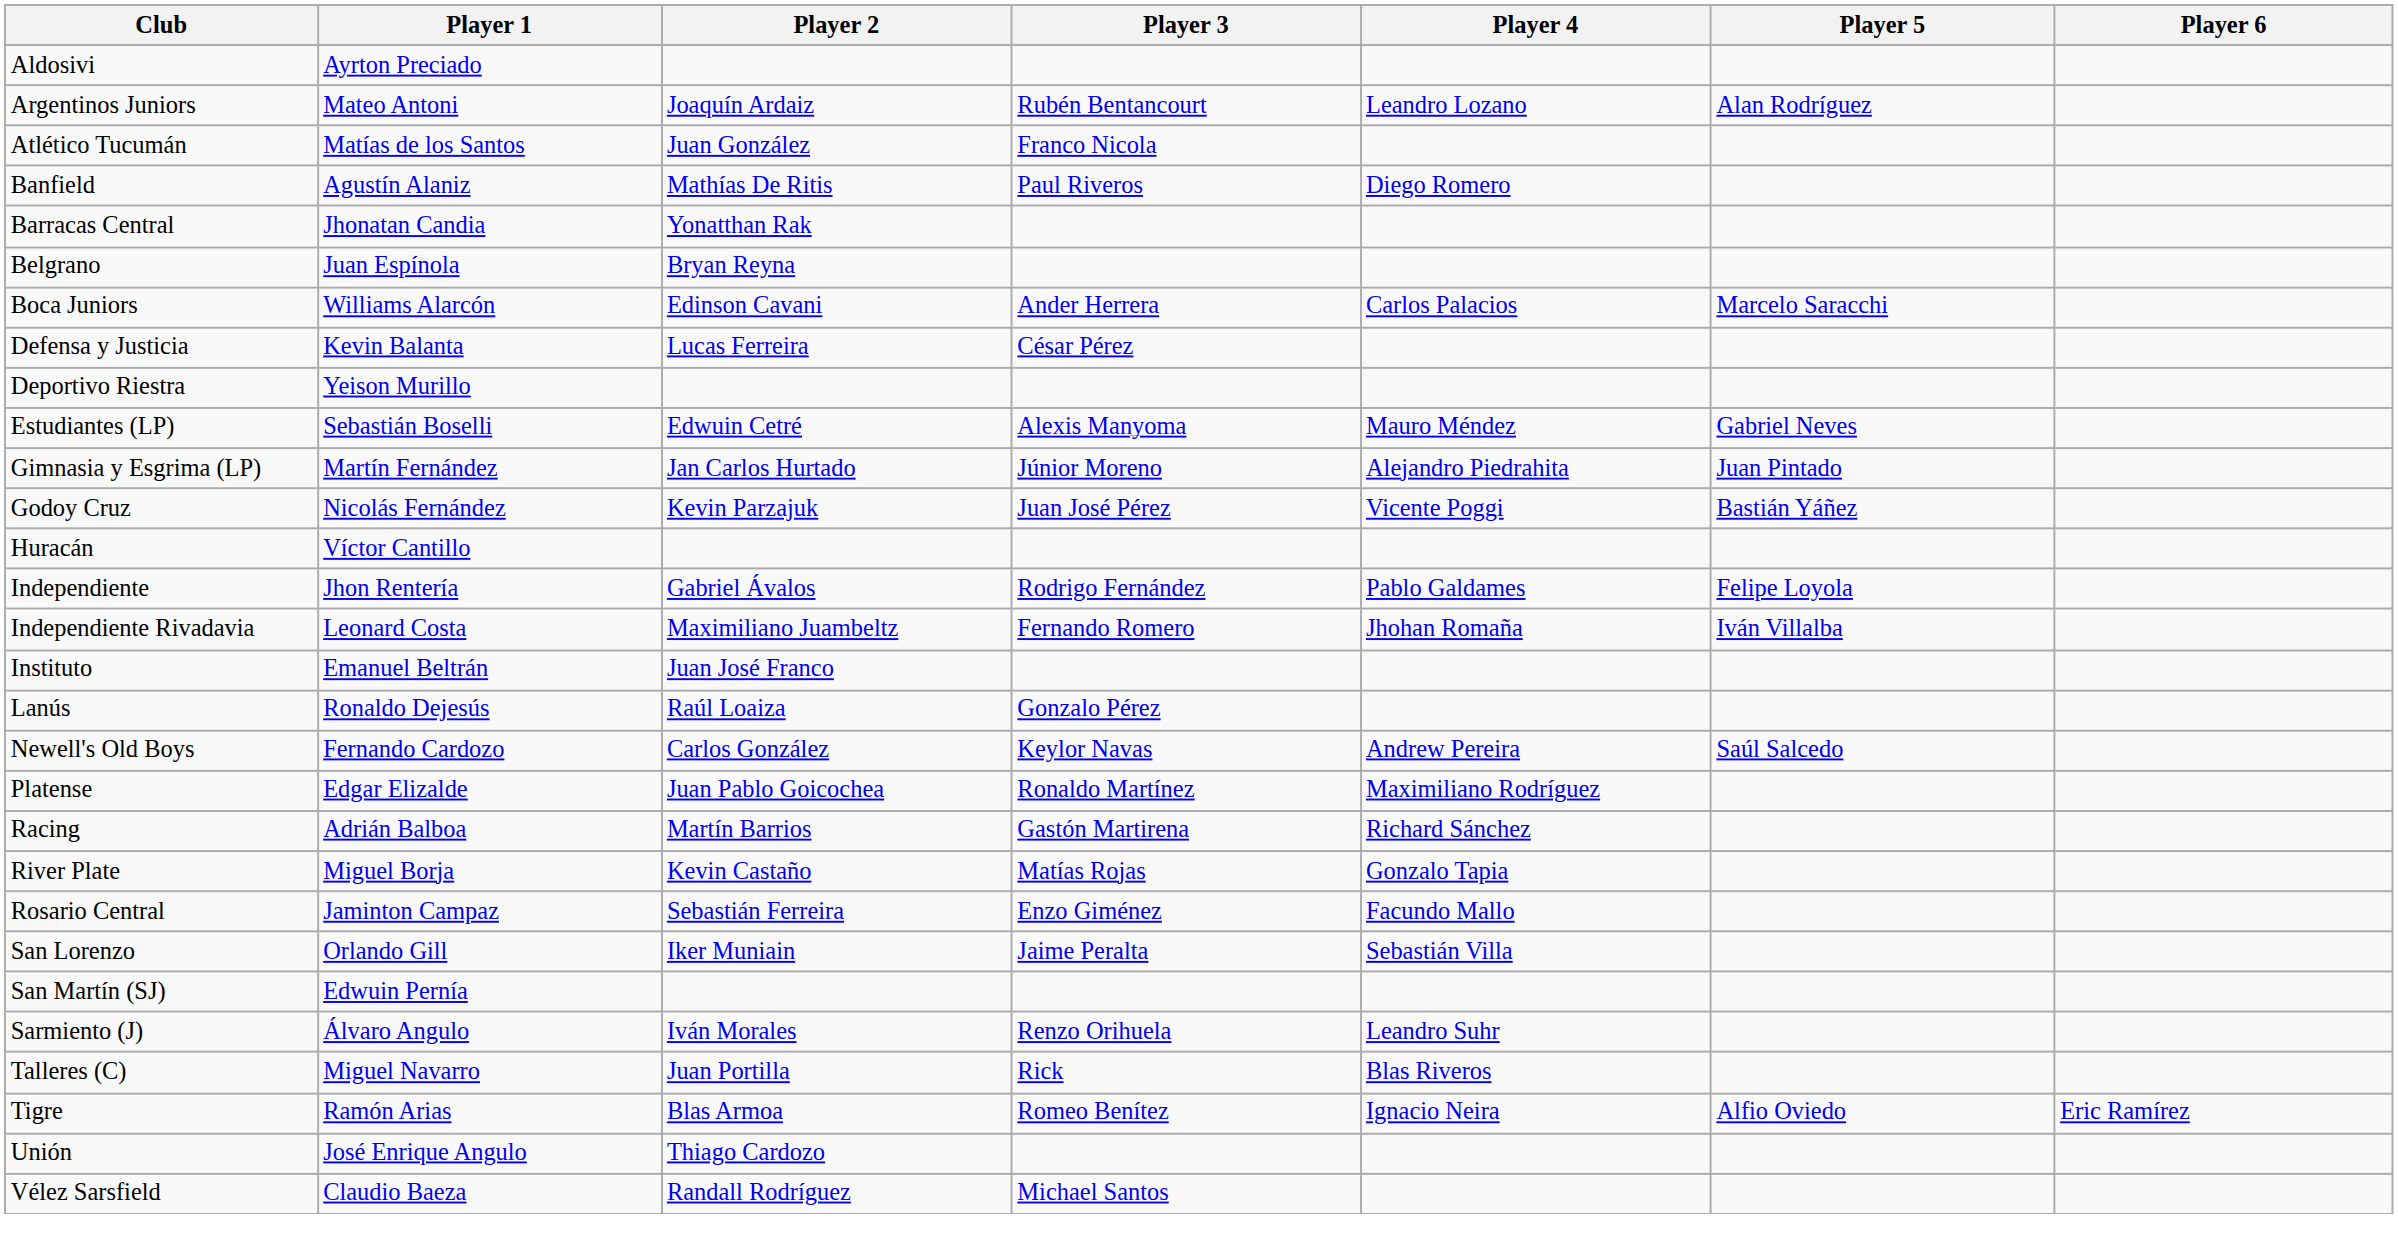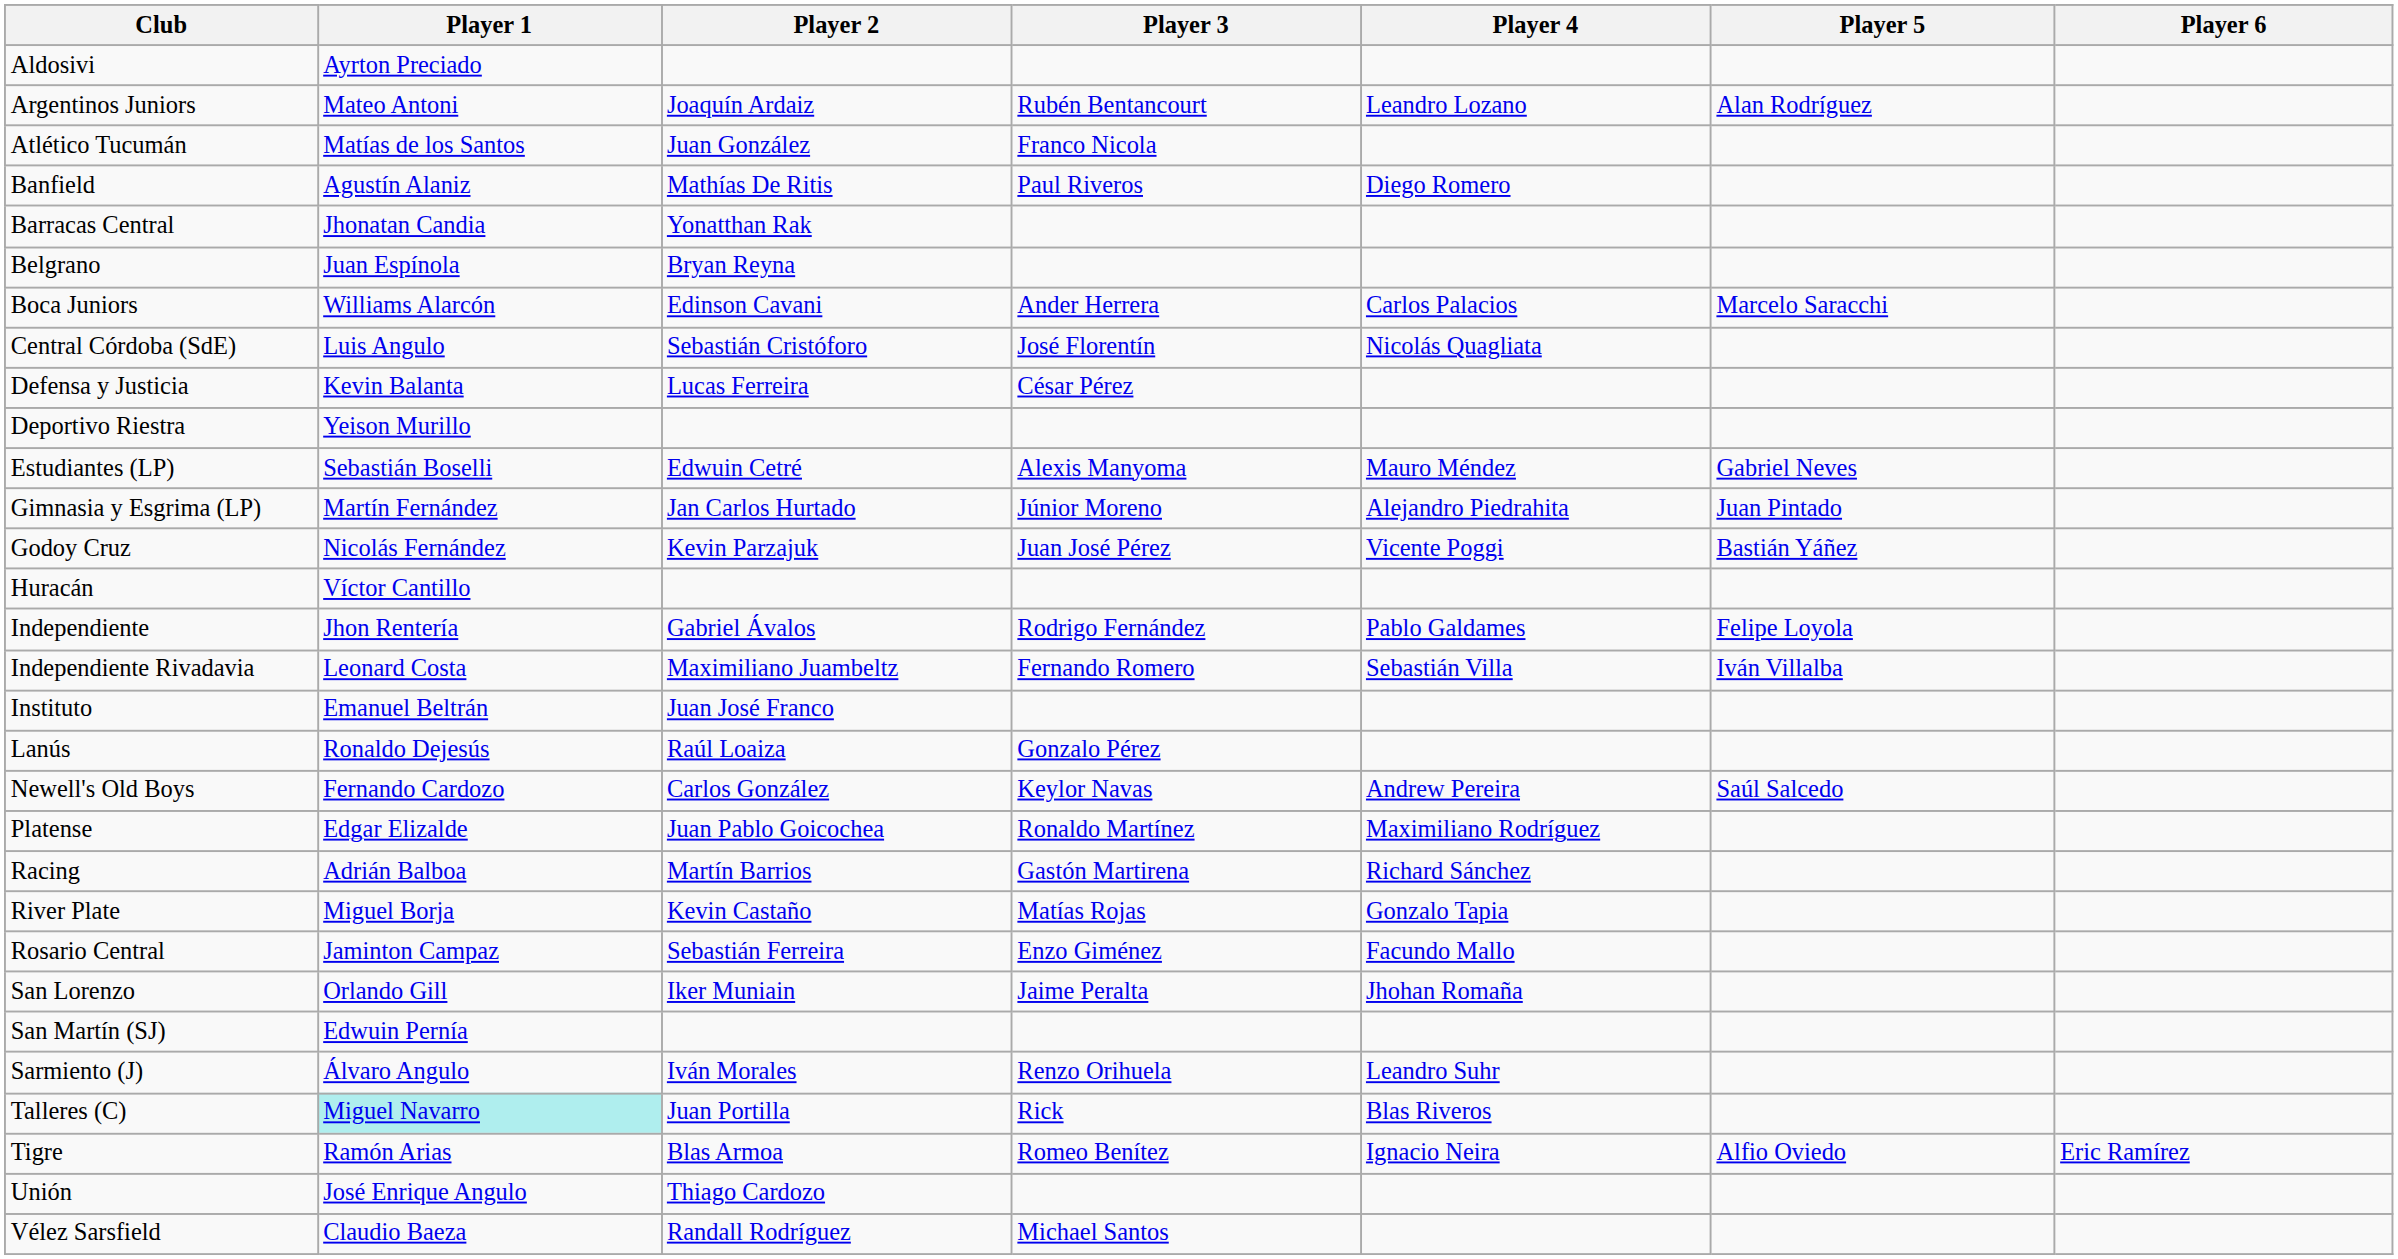+ row: (123, 346)
(1444, 628) Jhohan Romaña -> (1439, 669) Sebastián Villa
(1439, 951) Sebastián Villa -> (1444, 991) Jhohan Romaña
(402, 1071) no background -> (402, 1112) paleturquoise background
